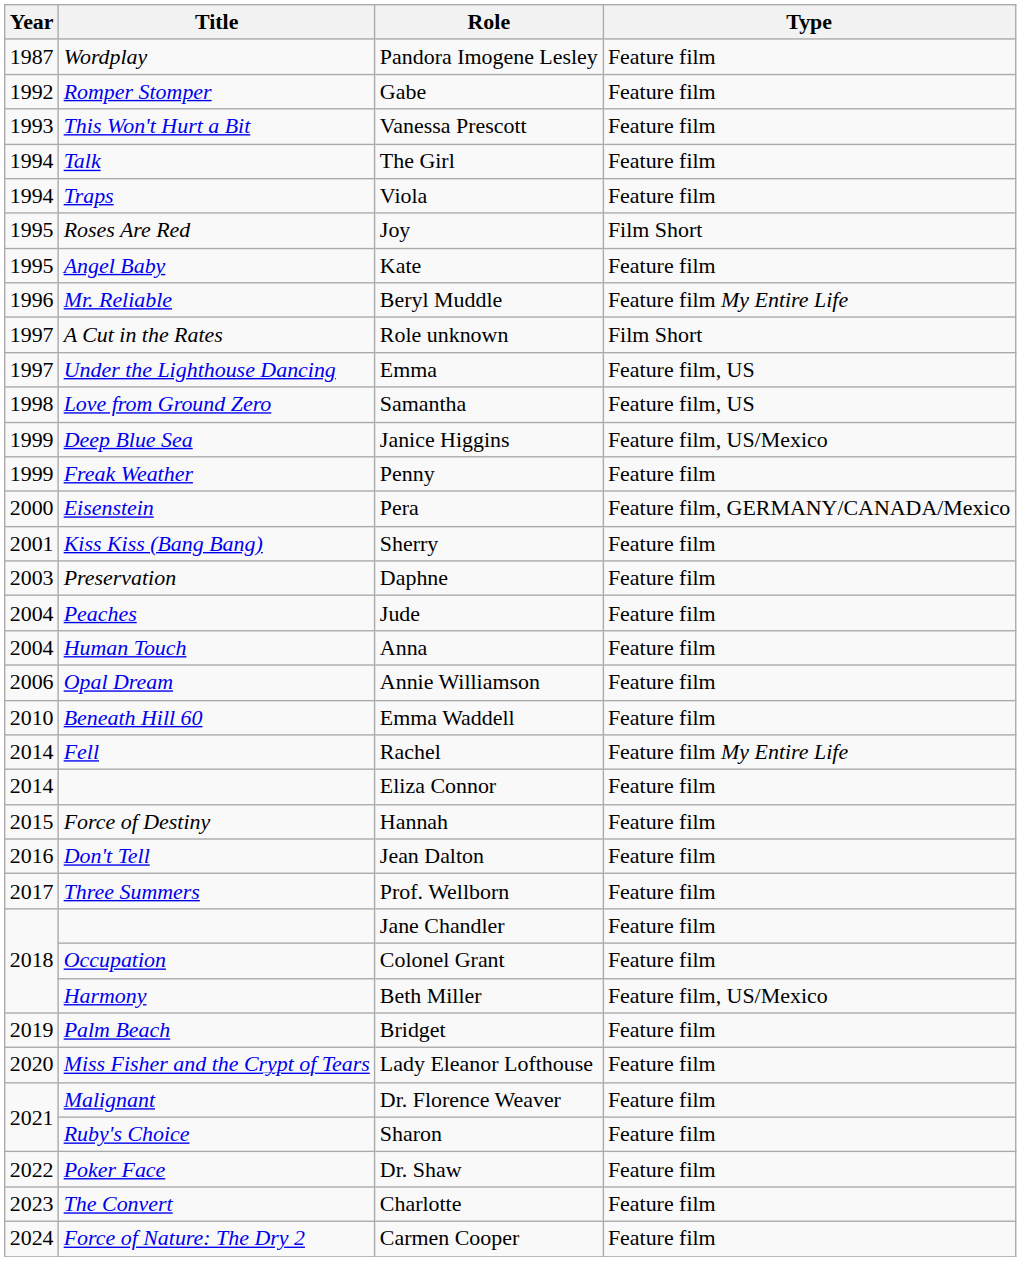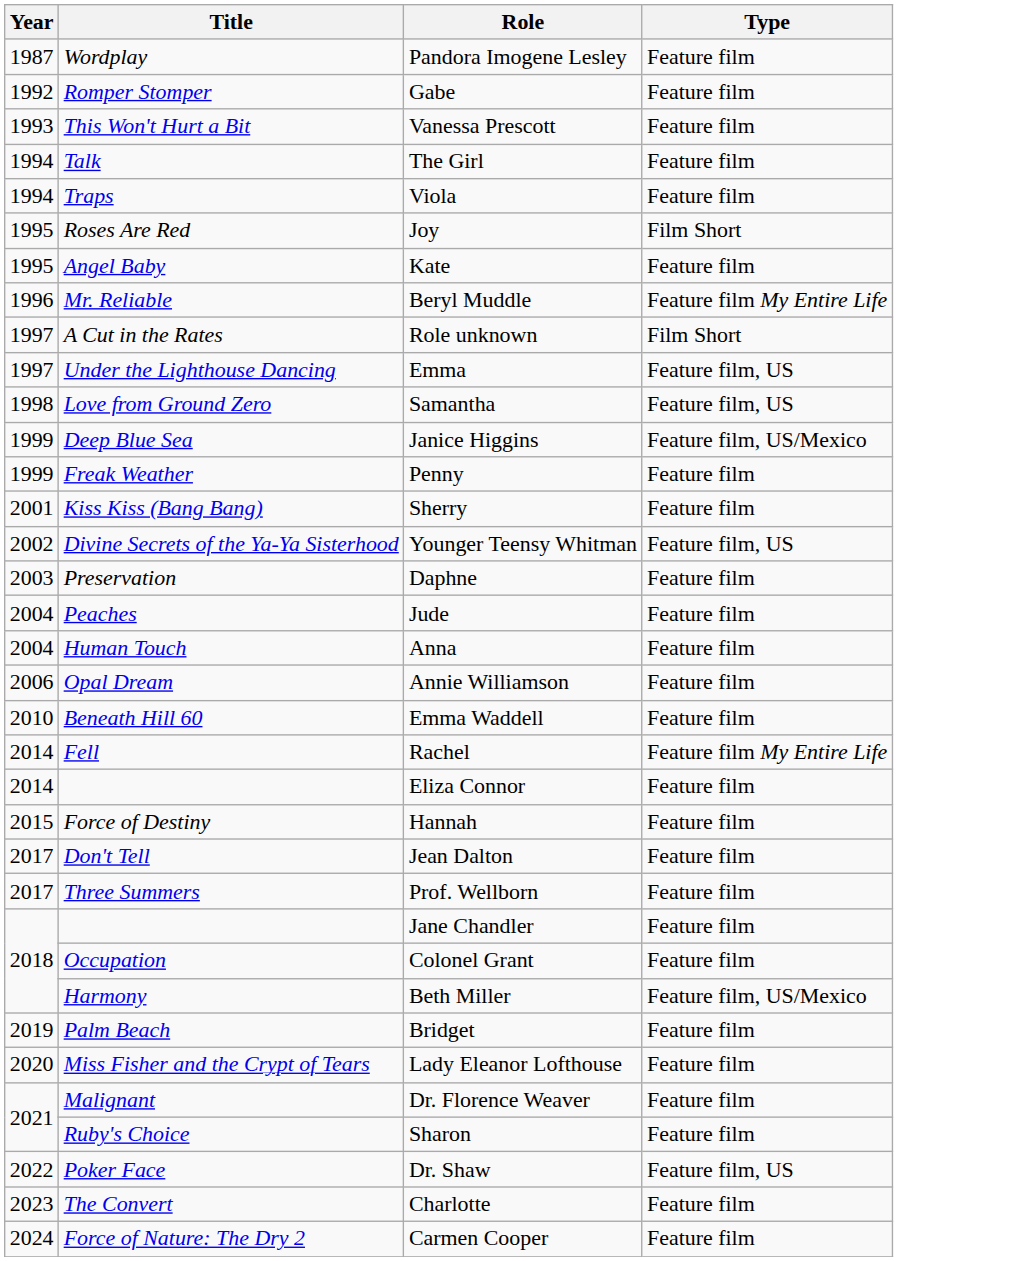- row: (399, 508)
+ row: (523, 543)
(32, 856) 2016 -> (32, 856) 2017
(662, 1169) Feature film -> (720, 1169) Feature film, US
